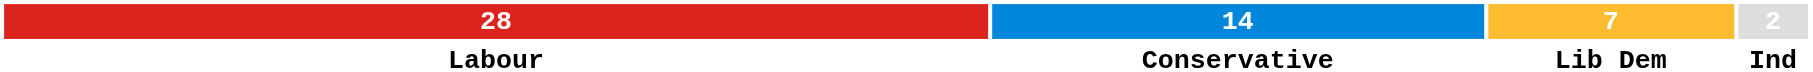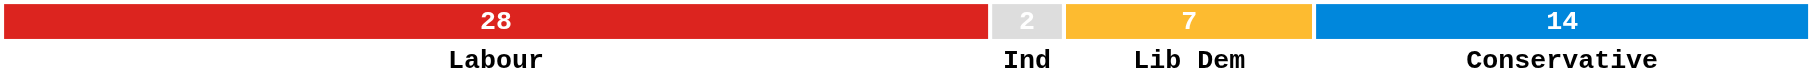columns swapped: (1238, 22) <-> (1773, 22)
